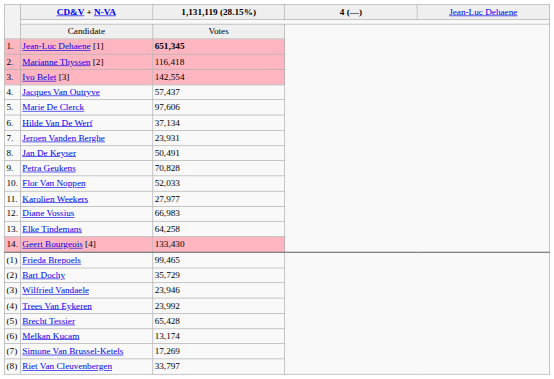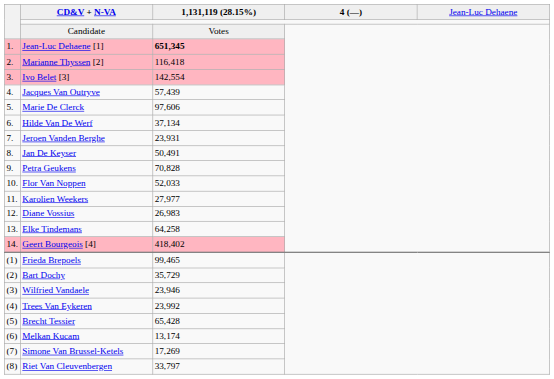(167, 92) 57,437 -> (167, 92) 57,439
(167, 214) 66,983 -> (167, 214) 26,983
(170, 244) 133,430 -> (170, 244) 418,402
